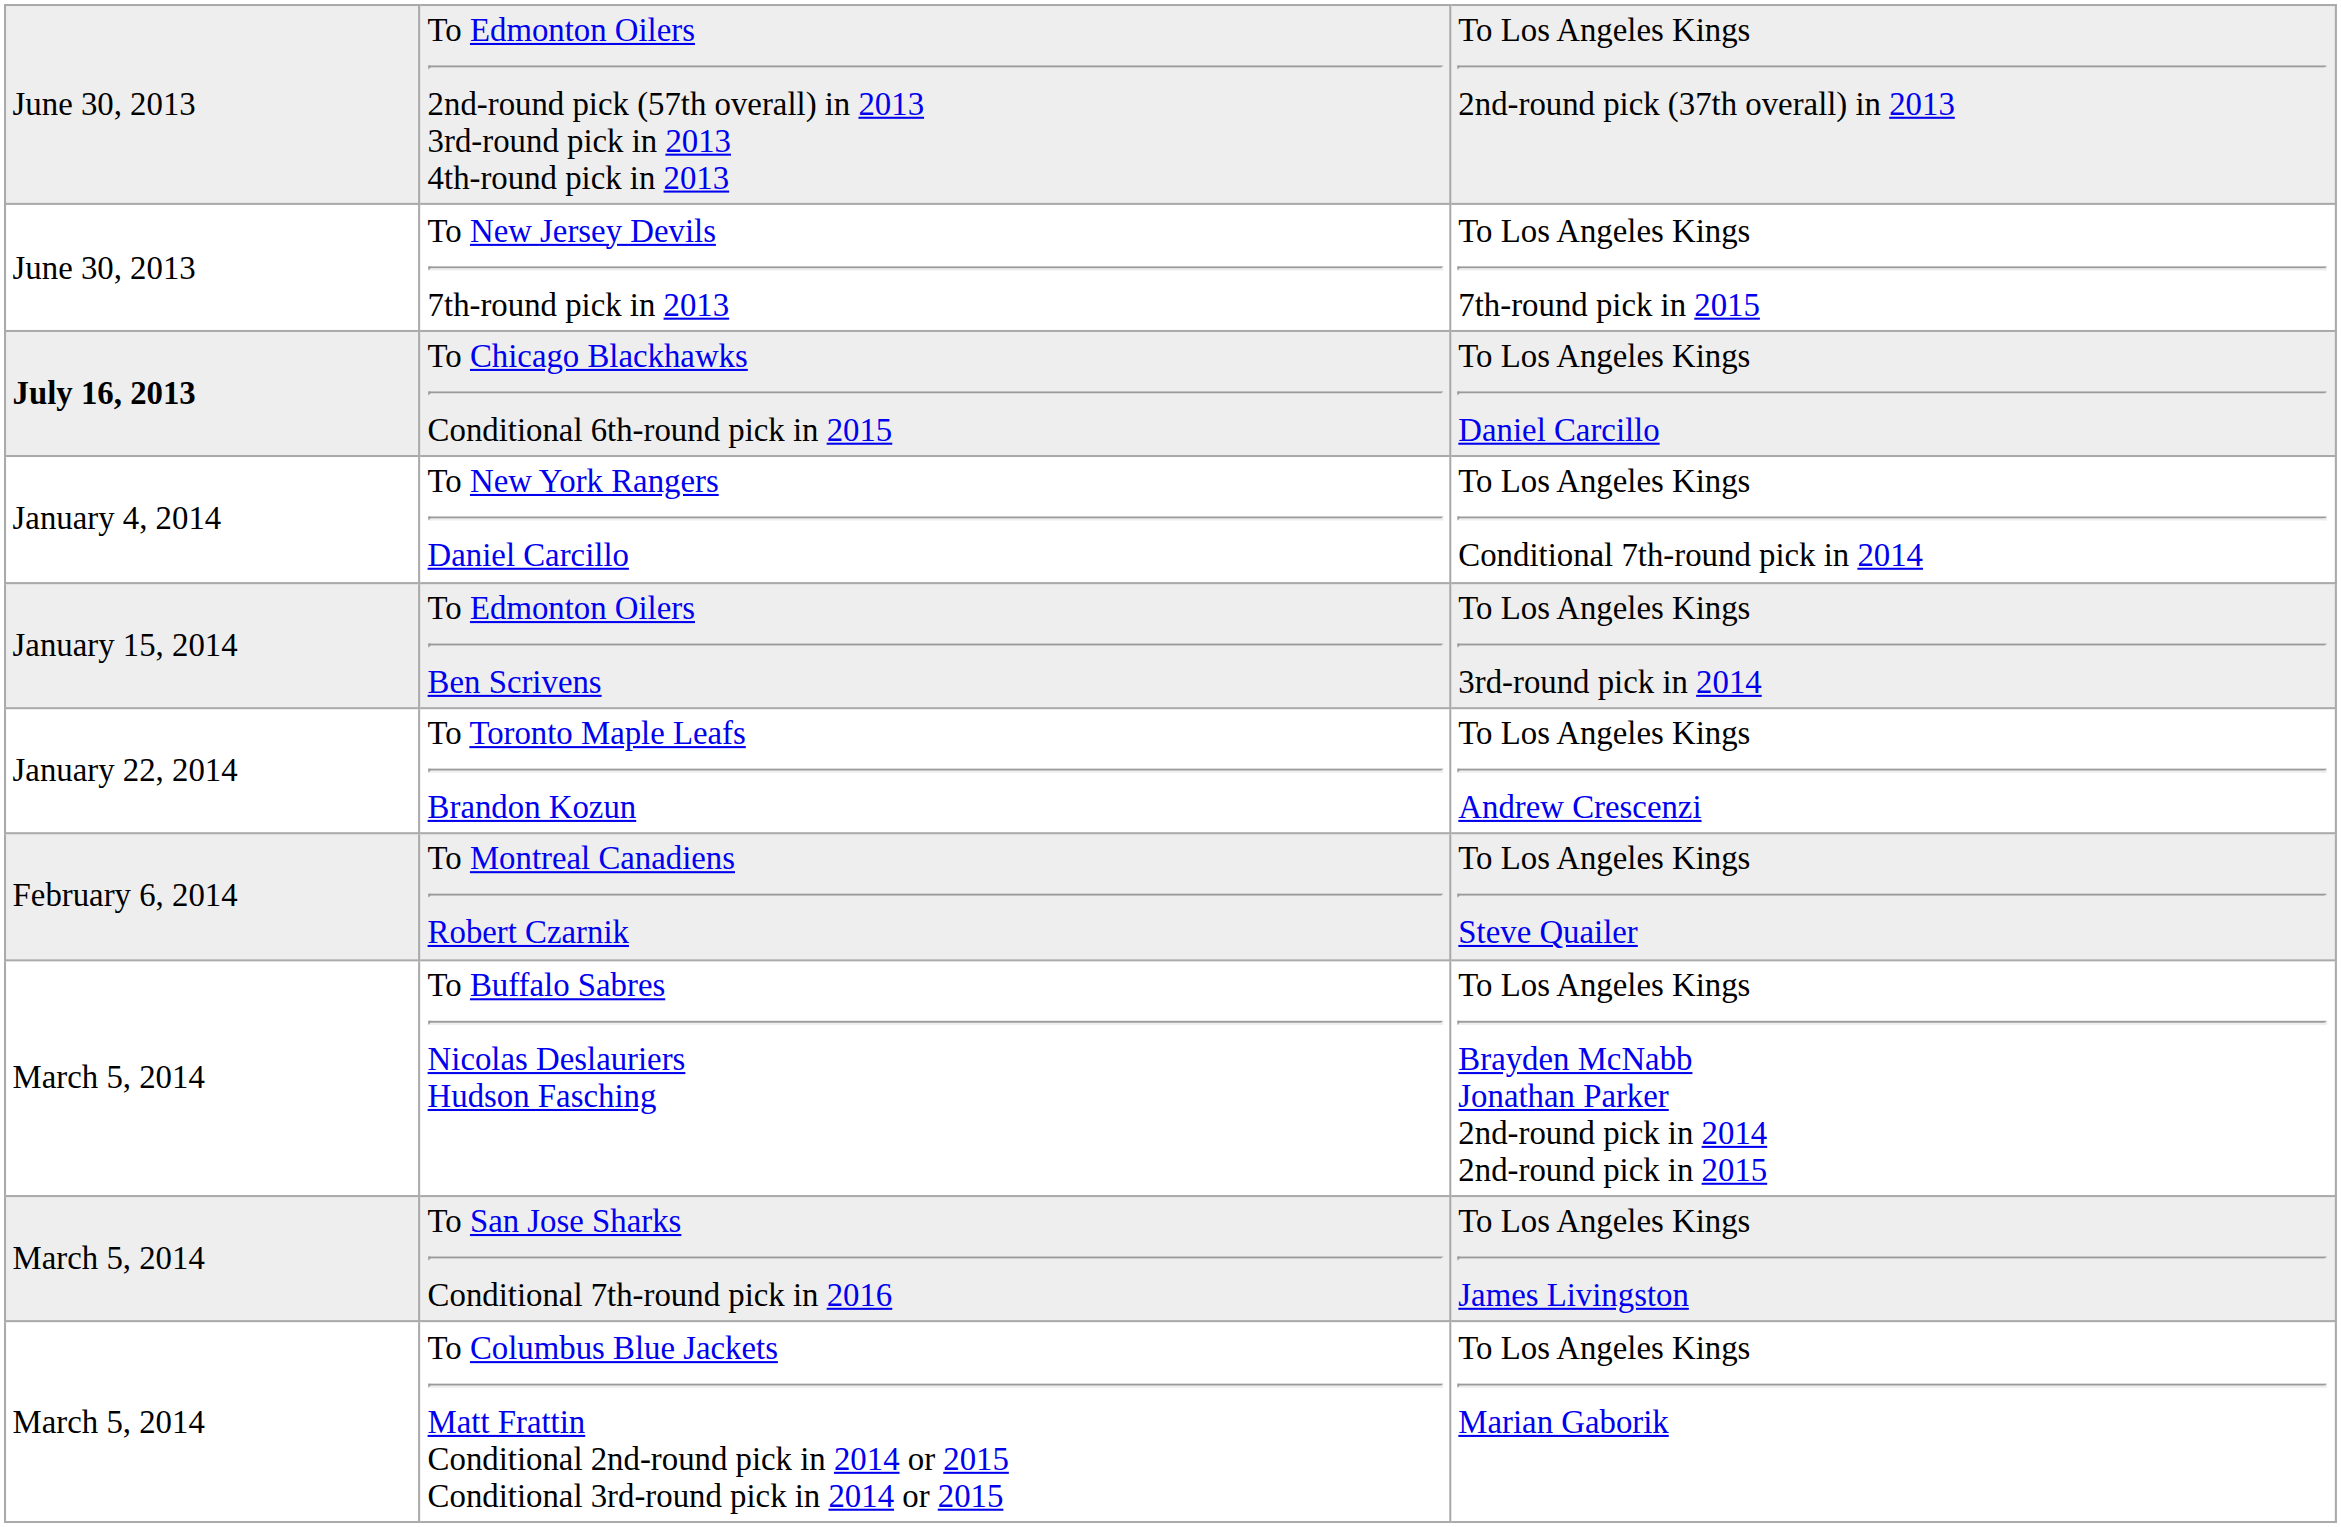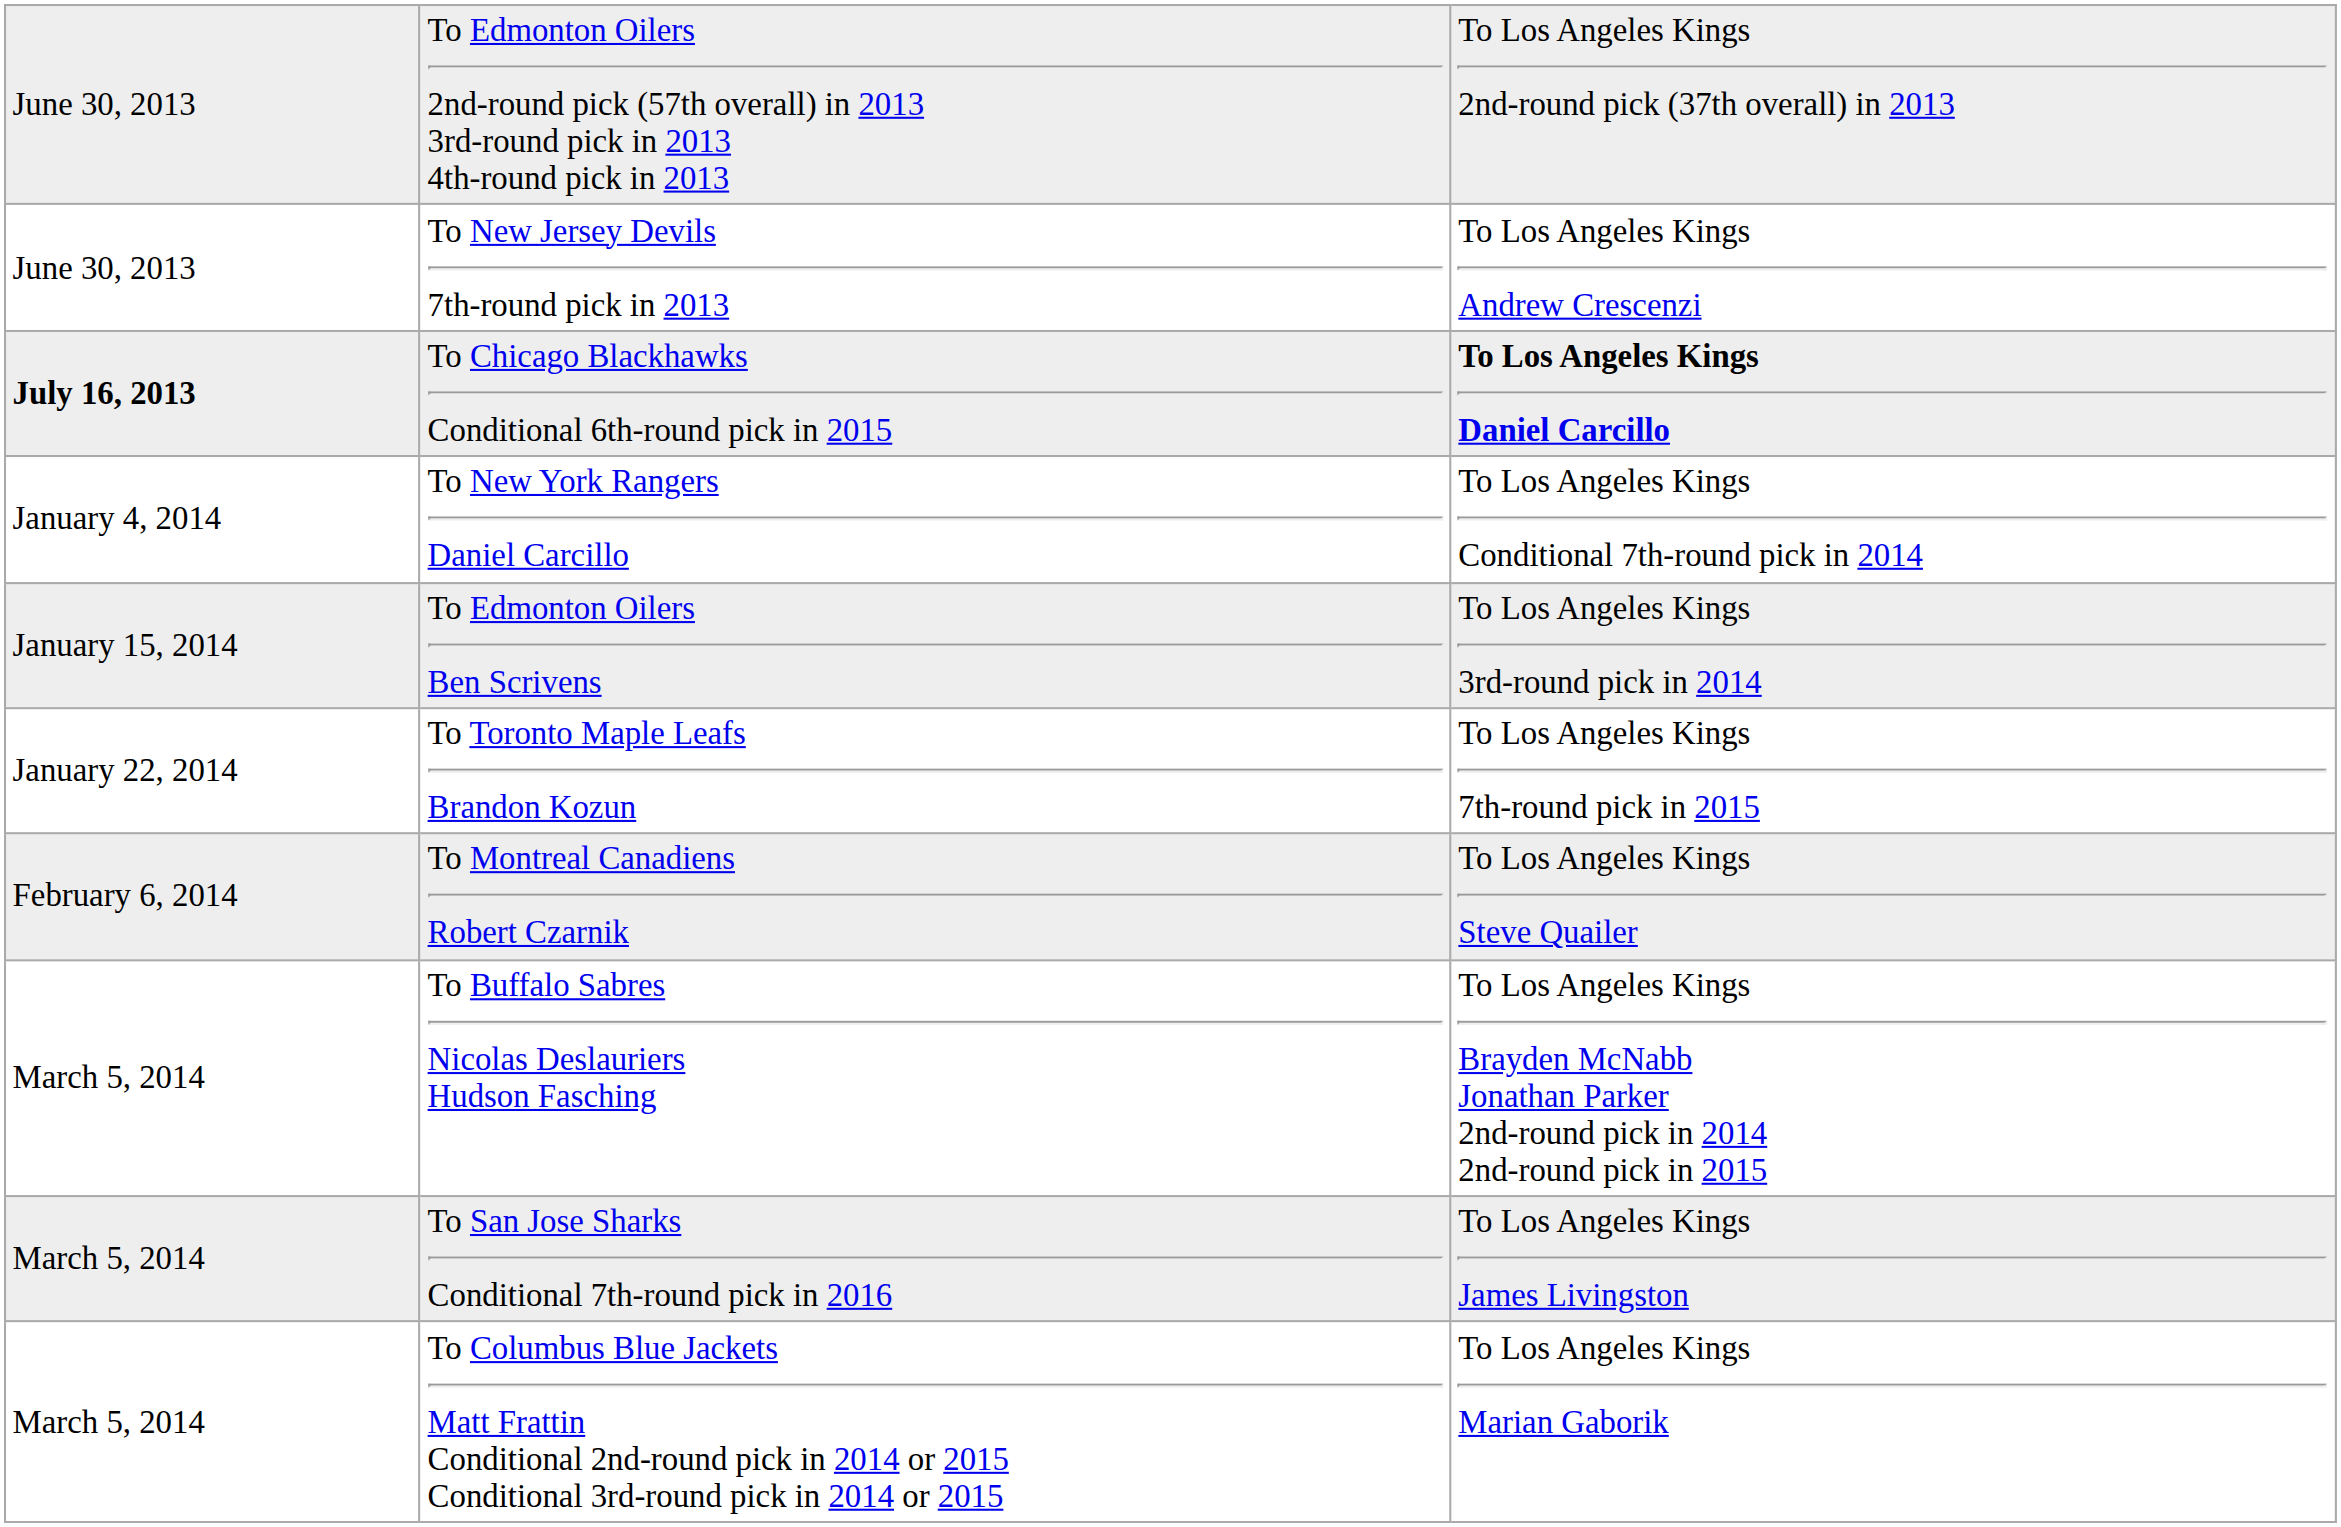(1893, 267) To Los Angeles Kings 7th-round pick in 2015 -> (1893, 267) To Los Angeles Kings Andrew Crescenzi
(1893, 392) normal -> (1893, 392) bold
(1893, 770) To Los Angeles Kings Andrew Crescenzi -> (1893, 770) To Los Angeles Kings 7th-round pick in 2015
